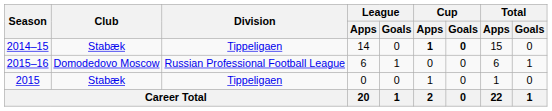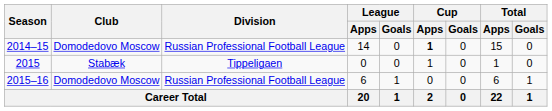(107, 47) Stabæk -> (107, 47) Domodedovo Moscow
(255, 47) Tippeligaen -> (255, 47) Russian Professional Football League
(463, 47) bold -> (463, 47) normal
rows swapped: (28, 81) <-> (28, 64)
